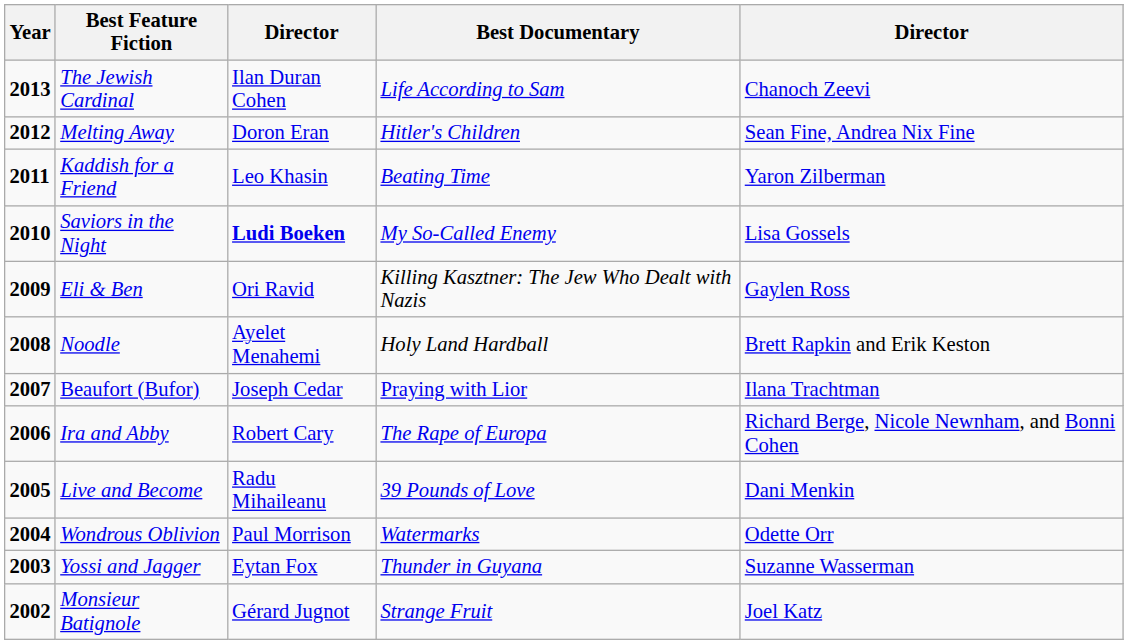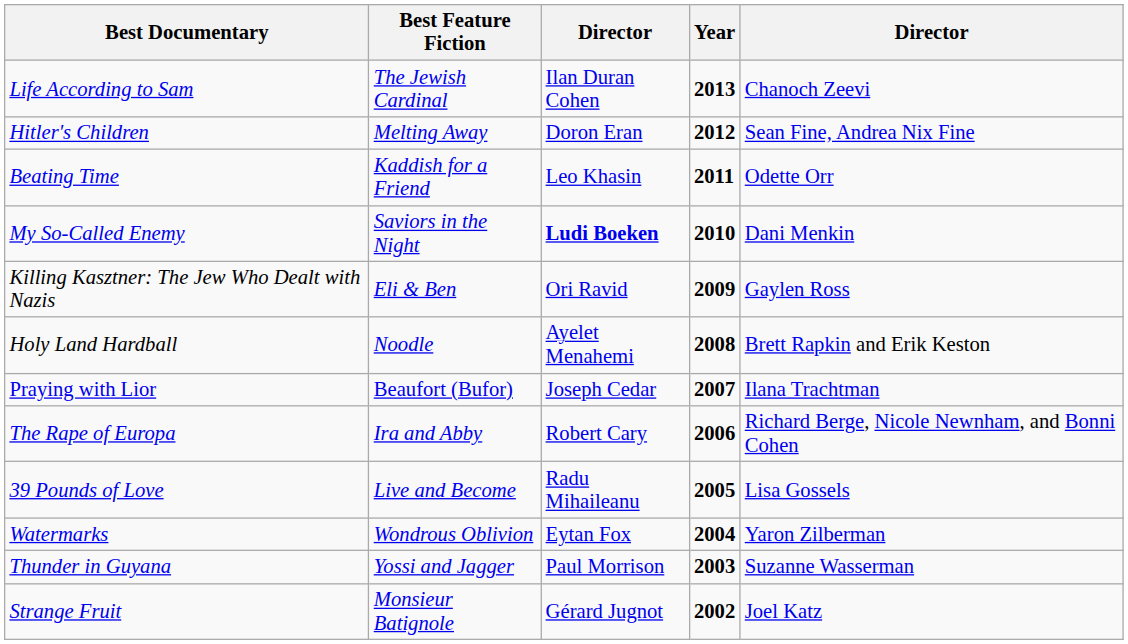columns swapped: (30, 32) <-> (558, 32)
(815, 177) Yaron Zilberman -> (789, 177) Odette Orr
(797, 233) Lisa Gossels -> (800, 233) Dani Menkin
(800, 489) Dani Menkin -> (797, 489) Lisa Gossels
(291, 533) Paul Morrison -> (588, 533) Eytan Fox
(789, 533) Odette Orr -> (815, 533) Yaron Zilberman
(275, 566) Eytan Fox -> (605, 566) Paul Morrison
